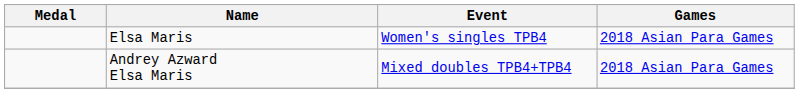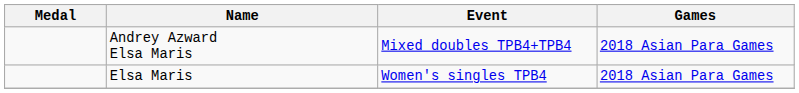rows swapped: (151, 38) <-> (164, 69)
